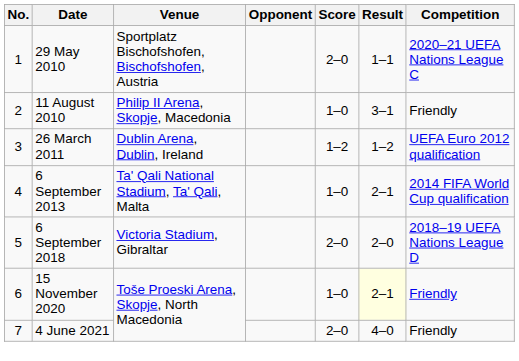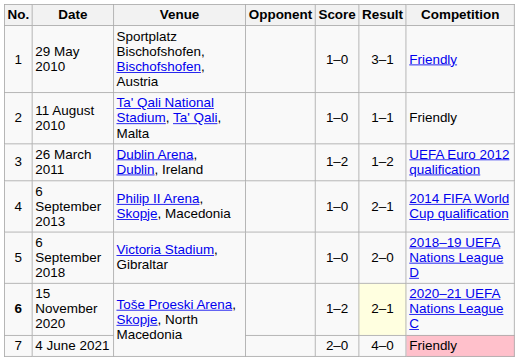(337, 59) 2–0 -> (337, 59) 1–0
(383, 59) 1–1 -> (383, 59) 3–1
(456, 59) 2020–21 UEFA Nations League C -> (433, 59) Friendly
(174, 110) Philip II Arena, Skopje, Macedonia -> (169, 118) Ta' Qali National Stadium, Ta' Qali, Malta
(383, 110) 3–1 -> (383, 118) 1–1
(169, 191) Ta' Qali National Stadium, Ta' Qali, Malta -> (174, 206) Philip II Arena, Skopje, Macedonia
(337, 242) 2–0 -> (337, 257) 1–0
(18, 294) normal -> (18, 309) bold
(337, 294) 1–0 -> (337, 309) 1–2
(433, 294) Friendly -> (456, 309) 2020–21 UEFA Nations League C
(433, 330) no background -> (433, 345) pink background
